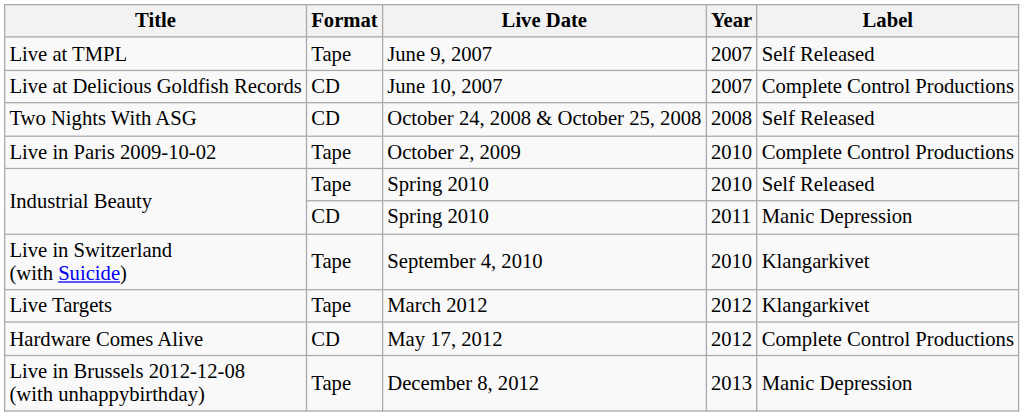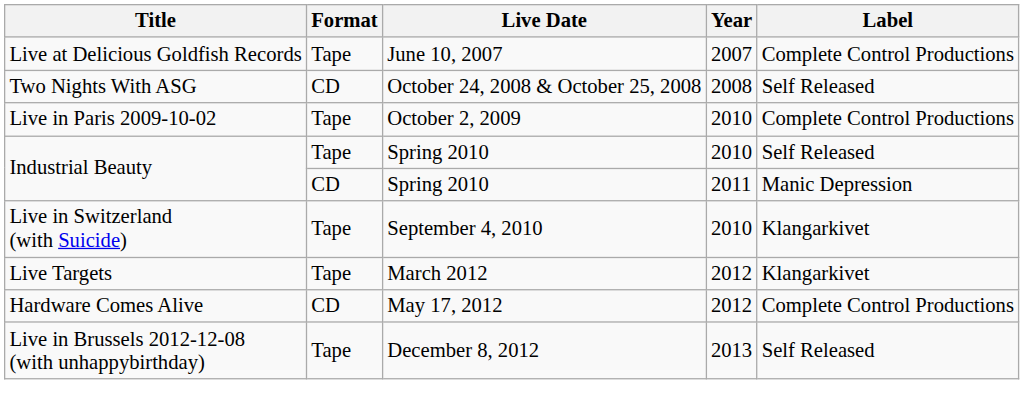- row: (68, 53)
(326, 86) CD -> (331, 53) Tape
(837, 383) Manic Depression -> (818, 350) Self Released
